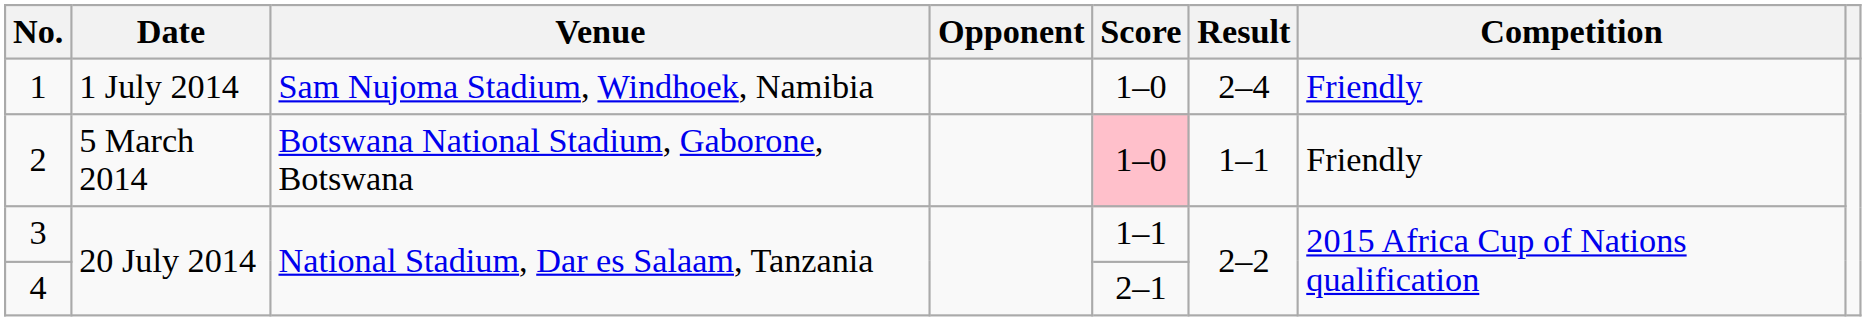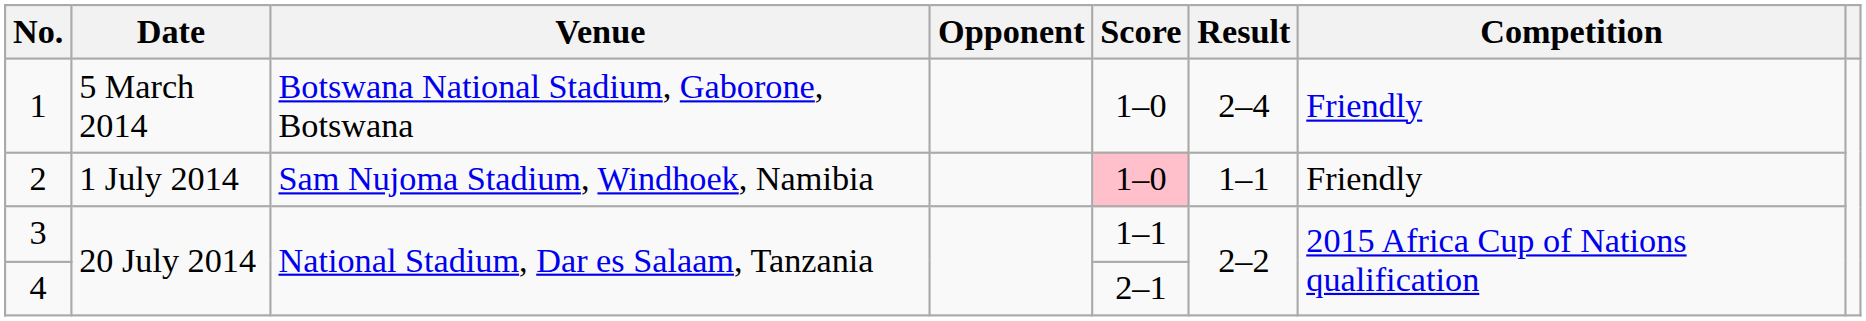(159, 85) 1 July 2014 -> (137, 105) 5 March 2014
(576, 85) Sam Nujoma Stadium, Windhoek, Namibia -> (551, 105) Botswana National Stadium, Gaborone, Botswana
(137, 159) 5 March 2014 -> (159, 178) 1 July 2014
(551, 159) Botswana National Stadium, Gaborone, Botswana -> (576, 178) Sam Nujoma Stadium, Windhoek, Namibia
